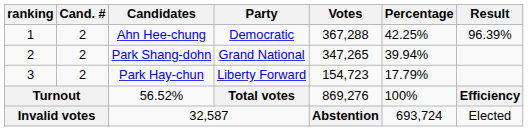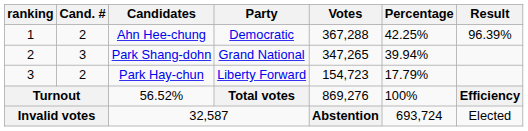(83, 55) 2 -> (83, 55) 3
